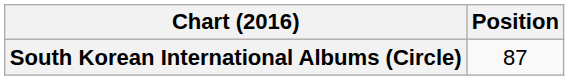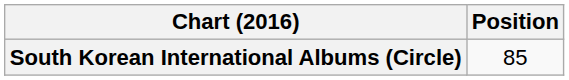(515, 57) 87 -> (515, 57) 85
